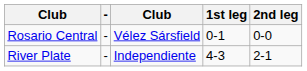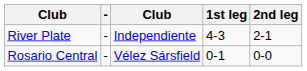rows swapped: (39, 55) <-> (52, 35)
